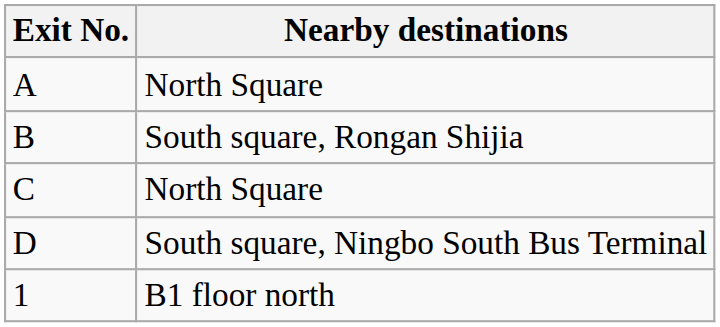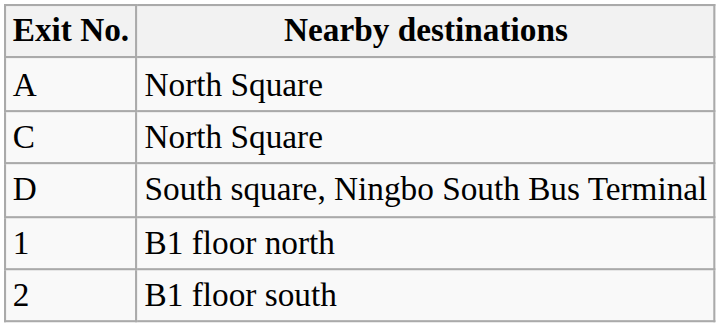- row: (24, 136)
+ row: (21, 294)
